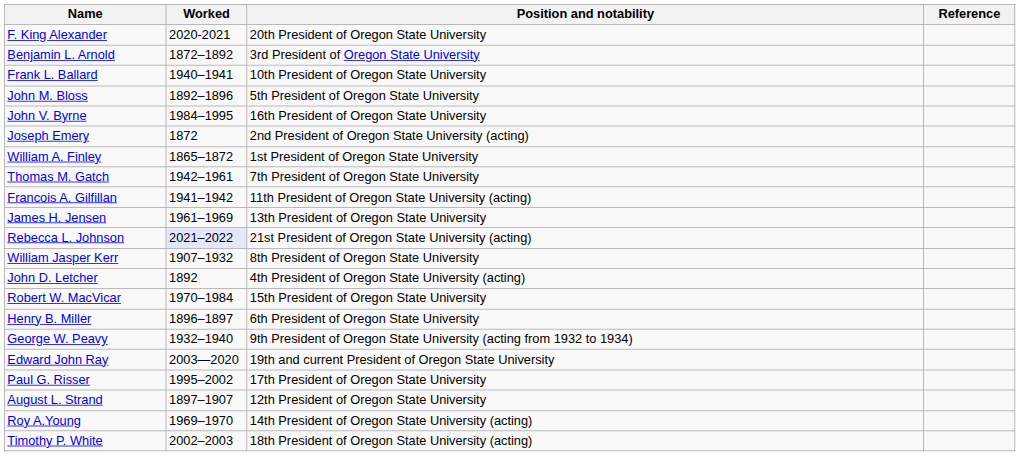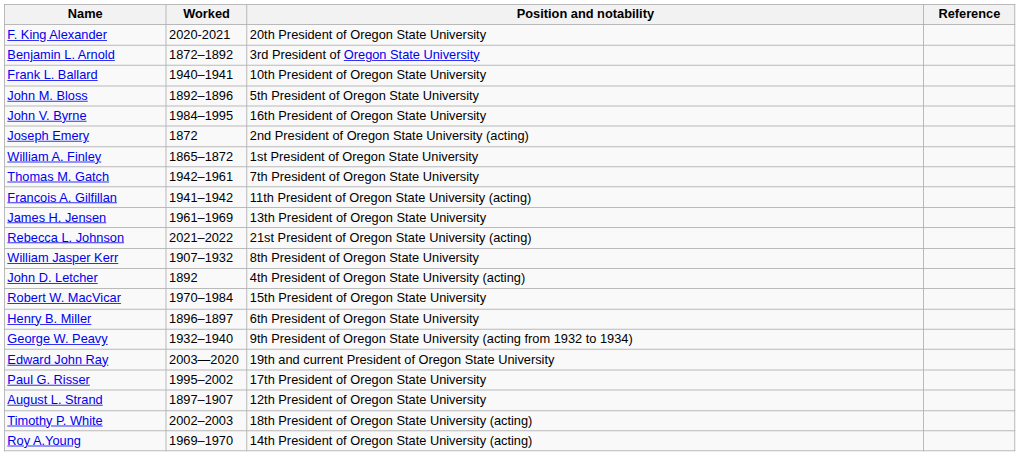(201, 237) lavender background -> (201, 237) no background
rows swapped: (55, 440) <-> (44, 420)
